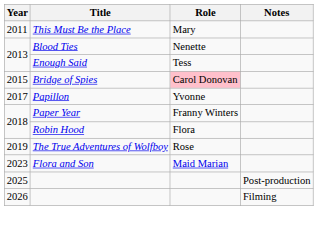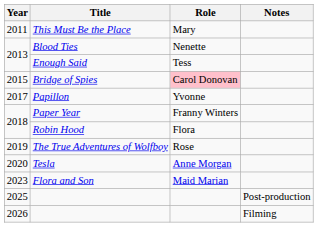+ row: (17, 163)
